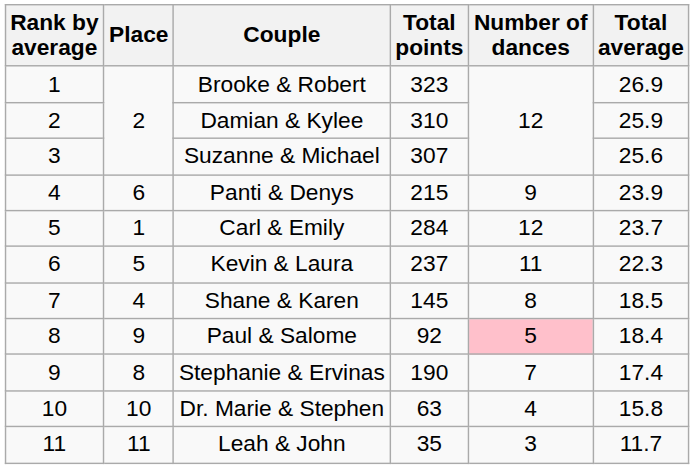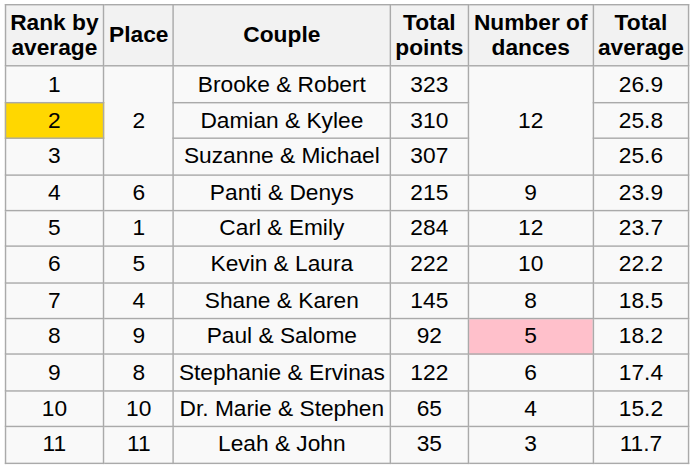(54, 120) no background -> (54, 120) gold background
(641, 120) 25.9 -> (641, 120) 25.8
(429, 264) 237 -> (429, 264) 222
(531, 264) 11 -> (531, 264) 10
(641, 264) 22.3 -> (641, 264) 22.2
(641, 336) 18.4 -> (641, 336) 18.2
(429, 372) 190 -> (429, 372) 122
(531, 372) 7 -> (531, 372) 6
(429, 408) 63 -> (429, 408) 65
(641, 408) 15.8 -> (641, 408) 15.2
